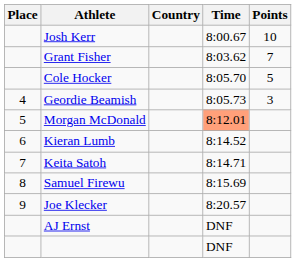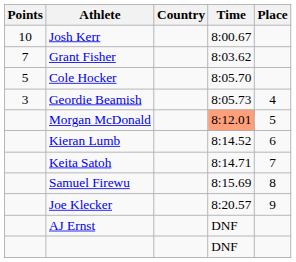columns swapped: (23, 15) <-> (270, 15)
